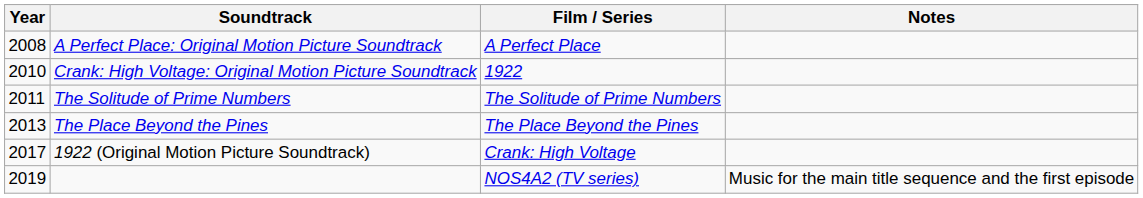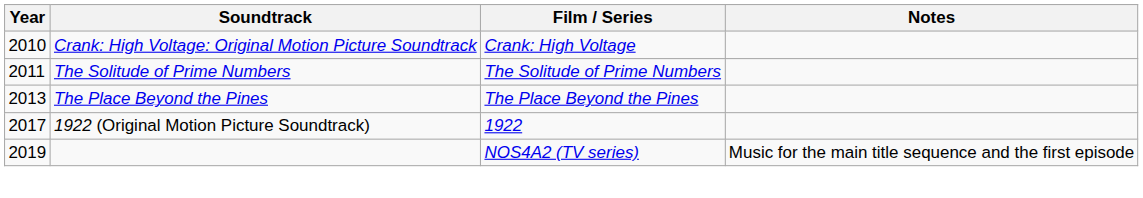- row: (248, 44)
(503, 71) 1922 -> (560, 44) Crank: High Voltage
(560, 152) Crank: High Voltage -> (503, 125) 1922
